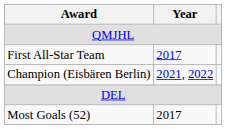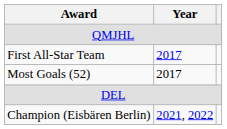rows swapped: (49, 114) <-> (79, 74)
